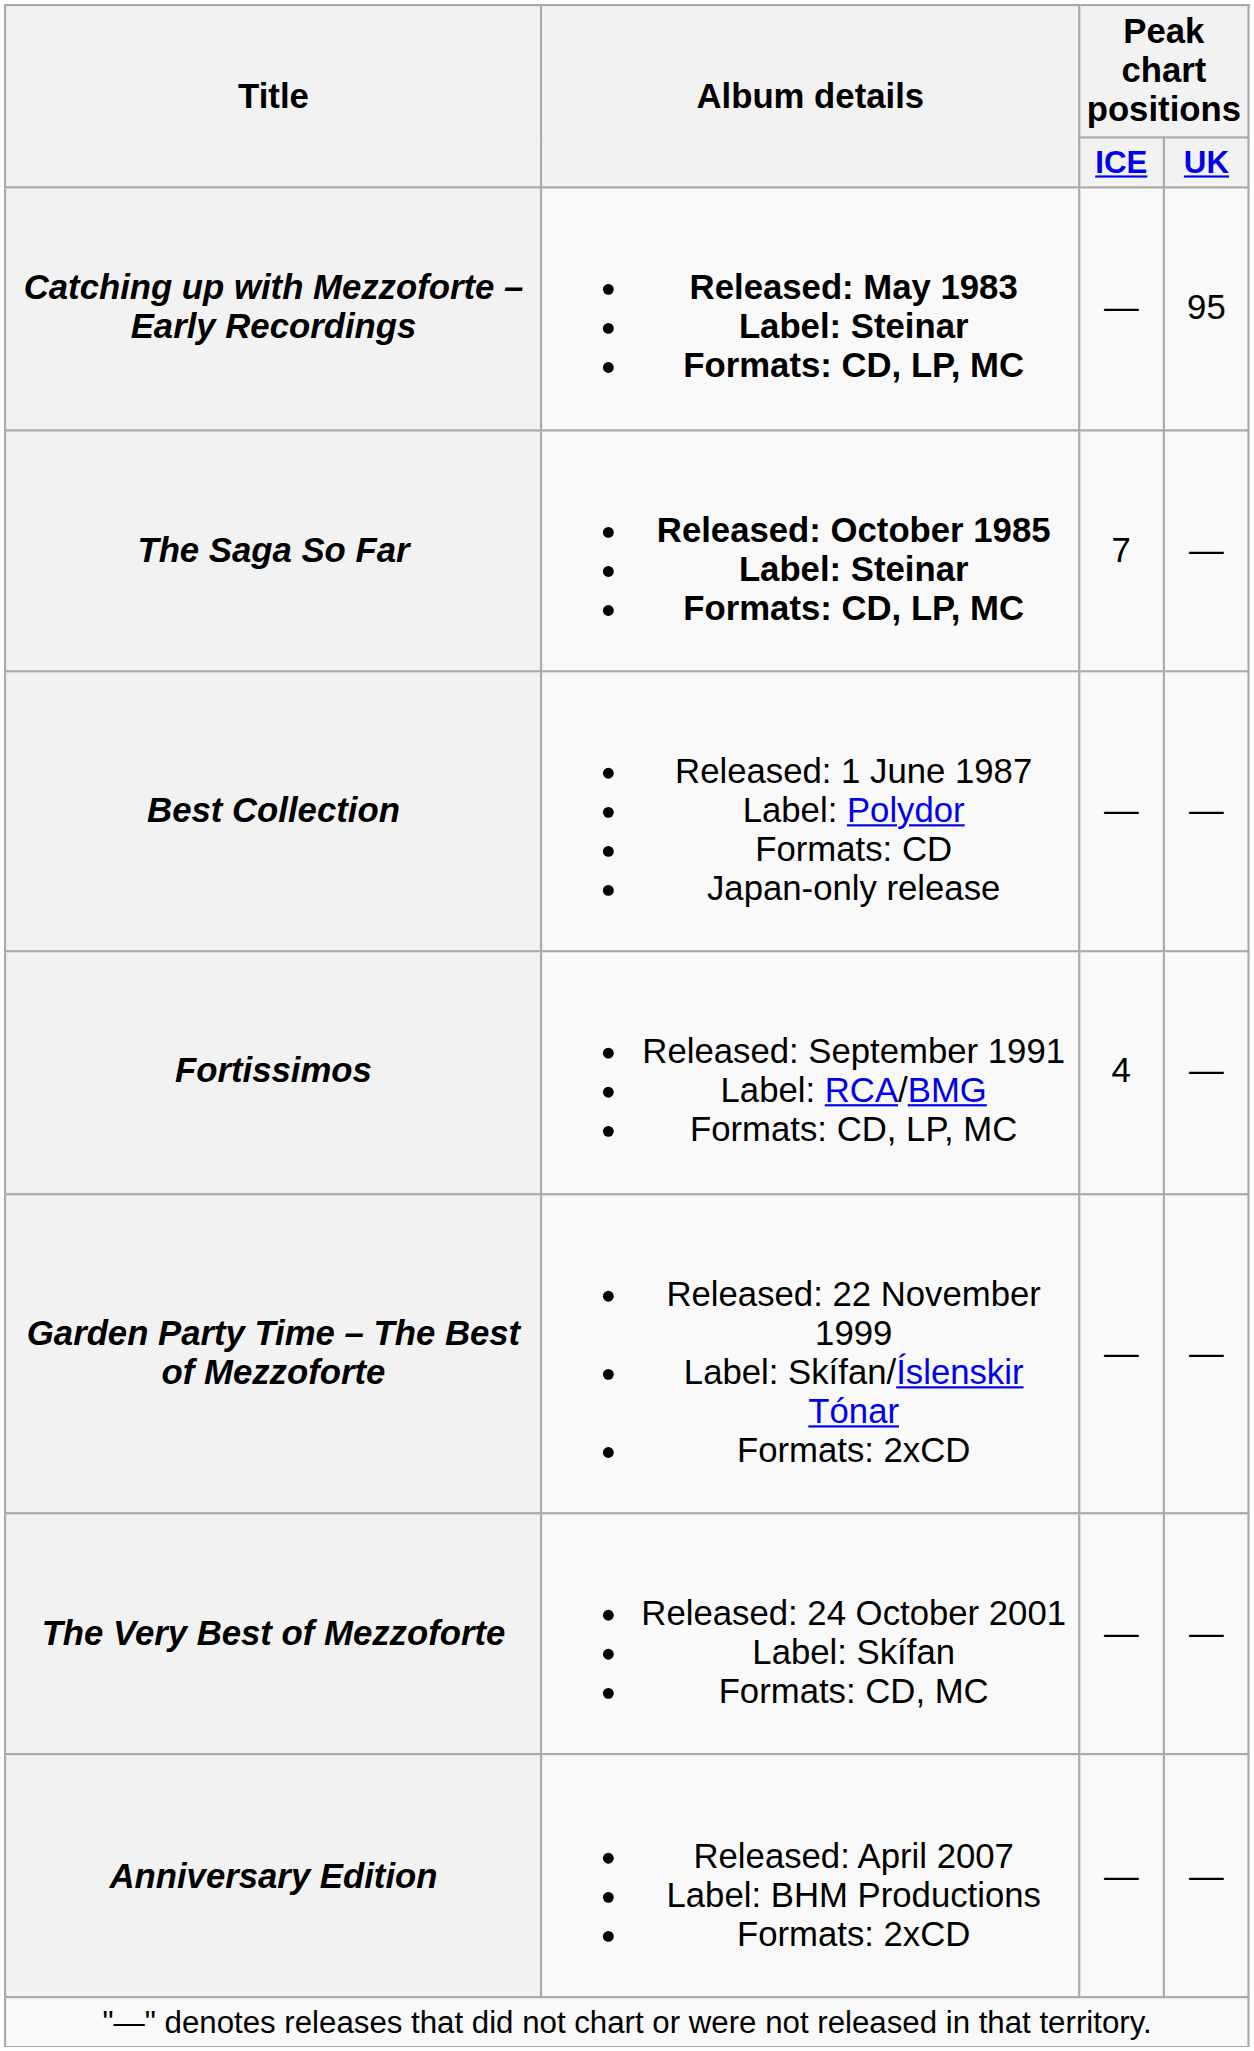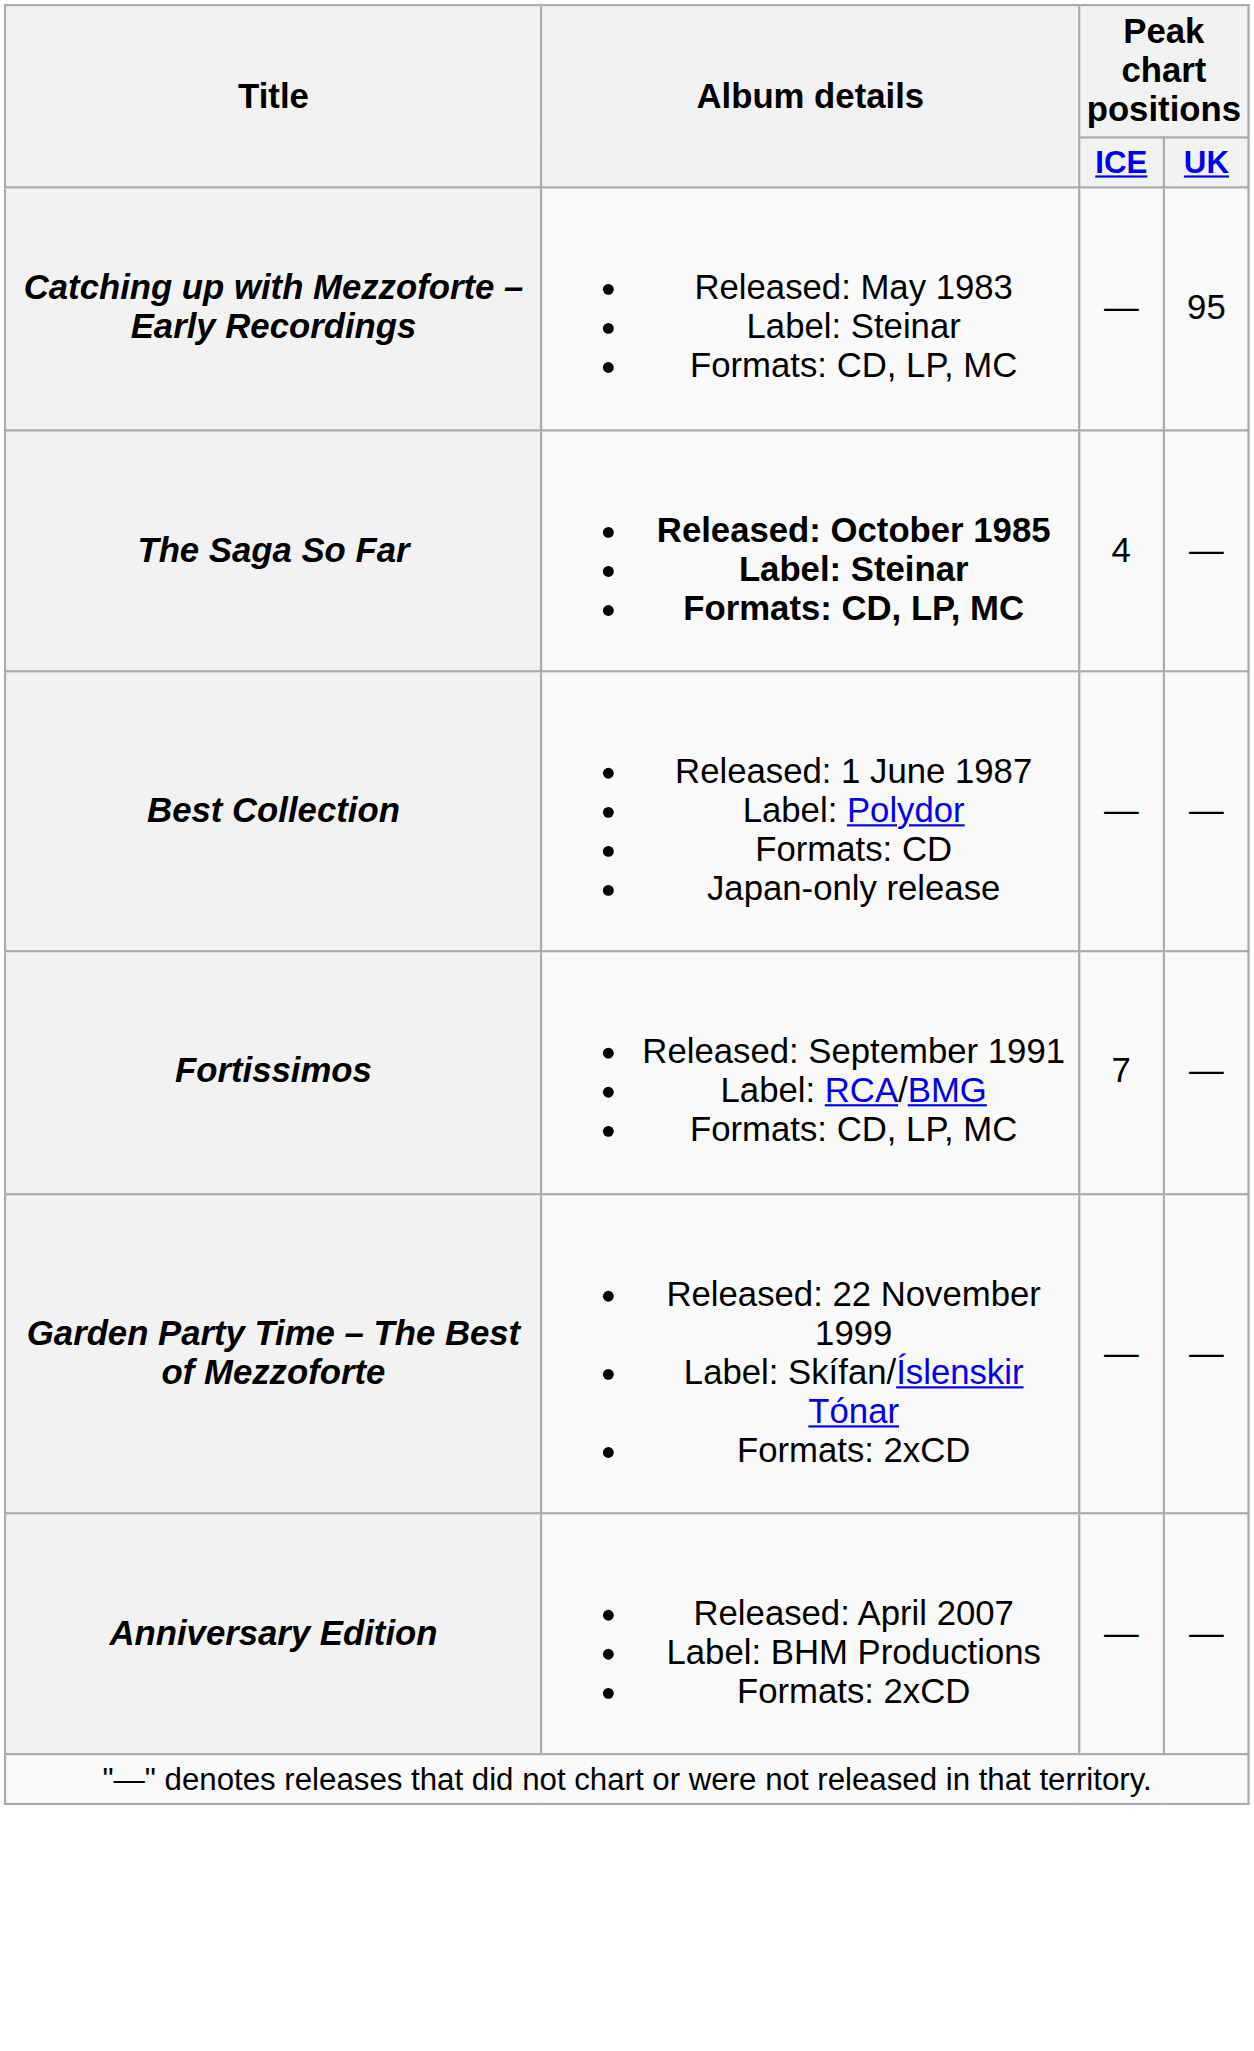(810, 328) bold -> (810, 328) normal
(1121, 549) 7 -> (1121, 549) 4
(1121, 1072) 4 -> (1121, 1072) 7
- row: (273, 1633)
